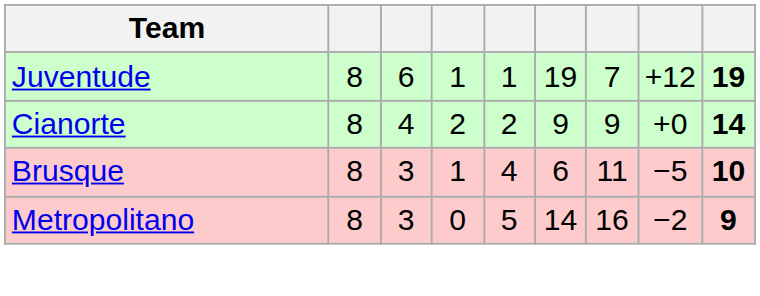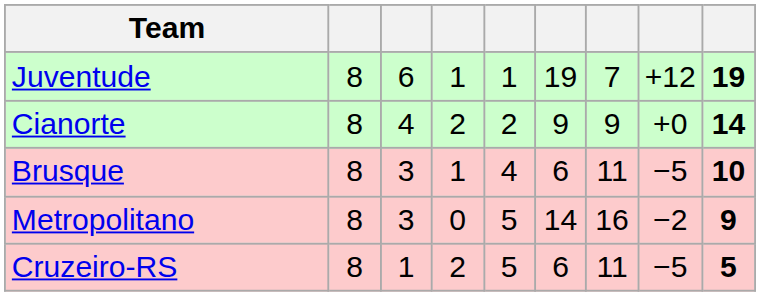+ row: (95, 266)
